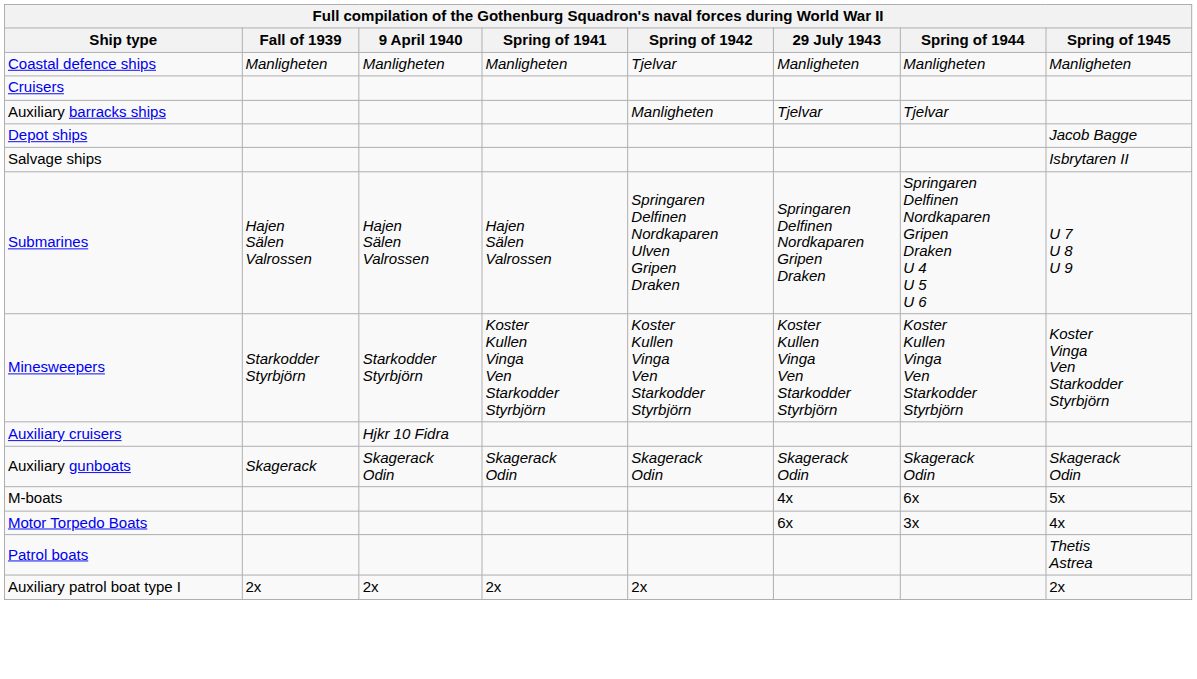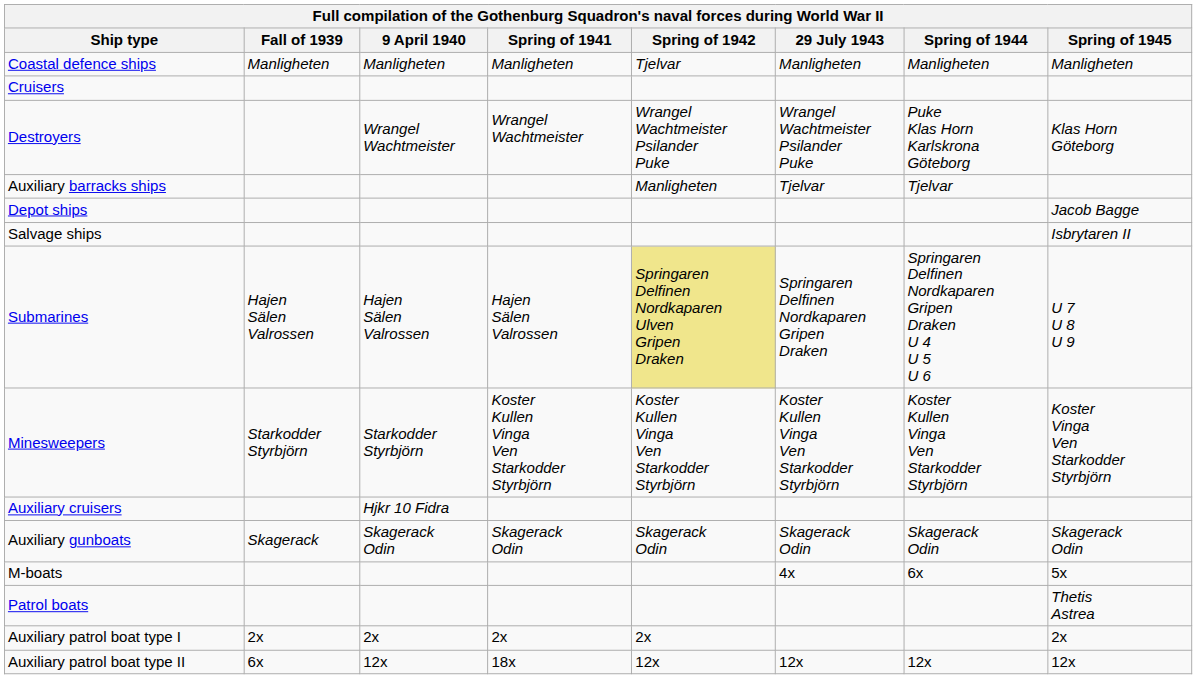+ row: (44, 137)
(675, 242) no background -> (679, 317) khaki background
- row: (78, 522)
+ row: (97, 661)
